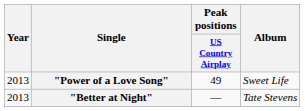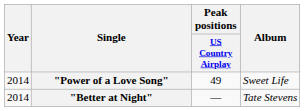(18, 80) 2013 -> (18, 80) 2014
(18, 98) 2013 -> (18, 98) 2014
